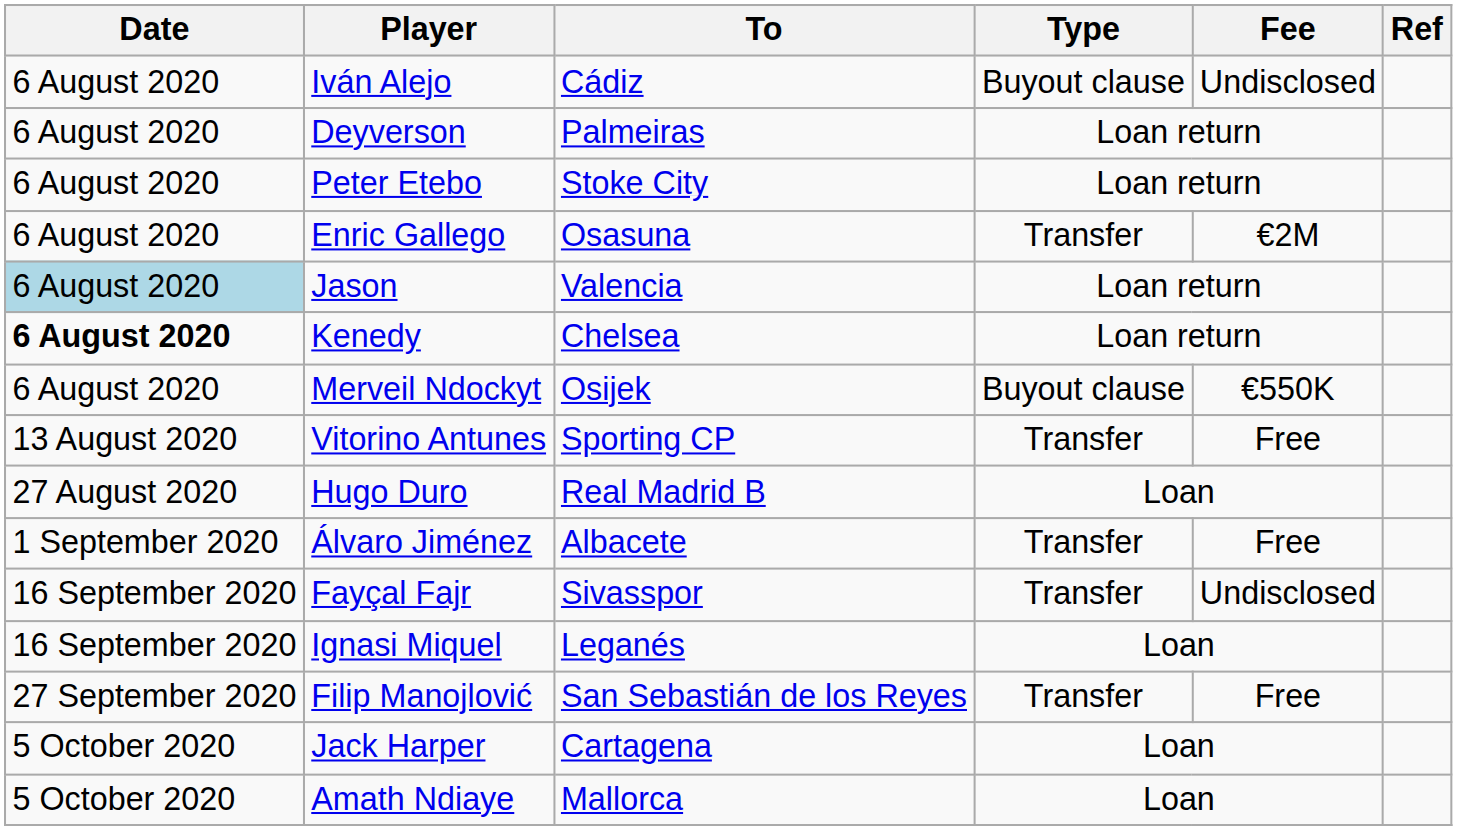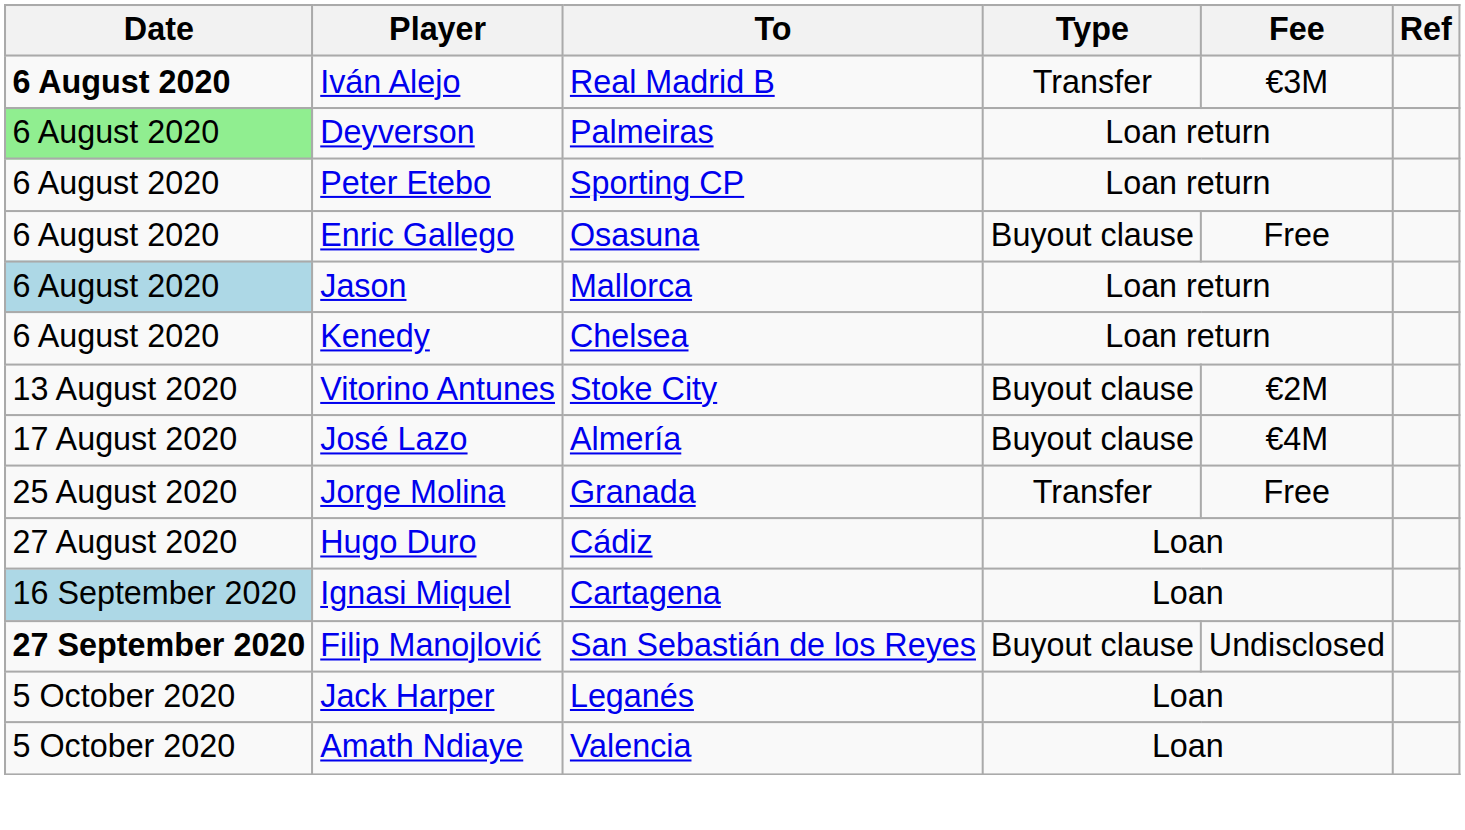(116, 81) normal -> (121, 81) bold
(602, 81) Cádiz -> (672, 81) Real Madrid B
(1083, 81) Buyout clause -> (1092, 81) Transfer
(1288, 81) Undisclosed -> (1297, 81) €3M
(116, 132) no background -> (116, 132) lightgreen background
(635, 183) Stoke City -> (657, 183) Sporting CP
(1083, 235) Transfer -> (1092, 235) Buyout clause
(1288, 235) €2M -> (1297, 235) Free
(622, 286) Valencia -> (631, 286) Mallorca
(121, 337) bold -> (116, 337) normal
- row: (426, 388)
(648, 440) Sporting CP -> (644, 388) Stoke City
(1083, 440) Transfer -> (1092, 388) Buyout clause
(1288, 440) Free -> (1297, 388) €2M
+ row: (394, 440)
+ row: (413, 491)
(663, 491) Real Madrid B -> (611, 542) Cádiz
- row: (422, 542)
- row: (391, 593)
(154, 645) no background -> (154, 593) lightblue background
(623, 645) Leganés -> (645, 593) Cartagena
(154, 696) normal -> (159, 645) bold
(1083, 696) Transfer -> (1092, 645) Buyout clause
(1288, 696) Free -> (1297, 645) Undisclosed
(636, 747) Cartagena -> (632, 696) Leganés
(622, 798) Mallorca -> (631, 747) Valencia
